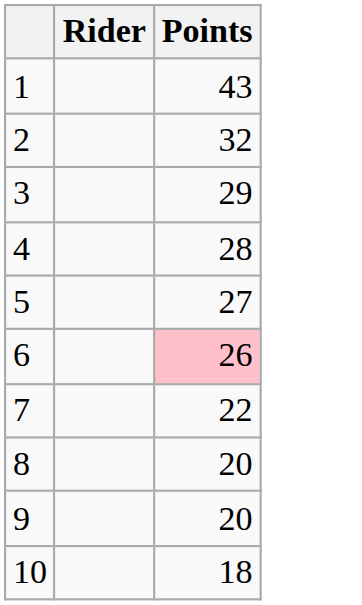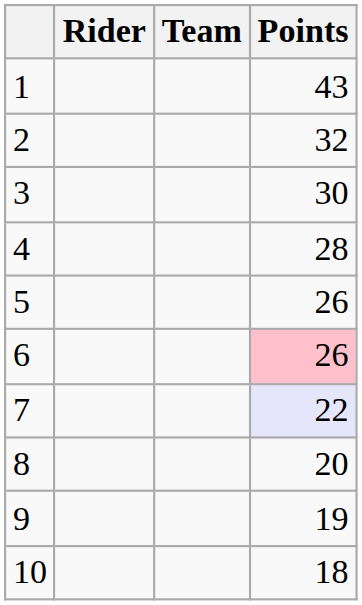+ column: (202, 31)
(236, 193) 29 -> (331, 193) 30
(236, 301) 27 -> (331, 301) 26
(236, 409) no background -> (331, 409) lavender background
(236, 517) 20 -> (331, 517) 19
